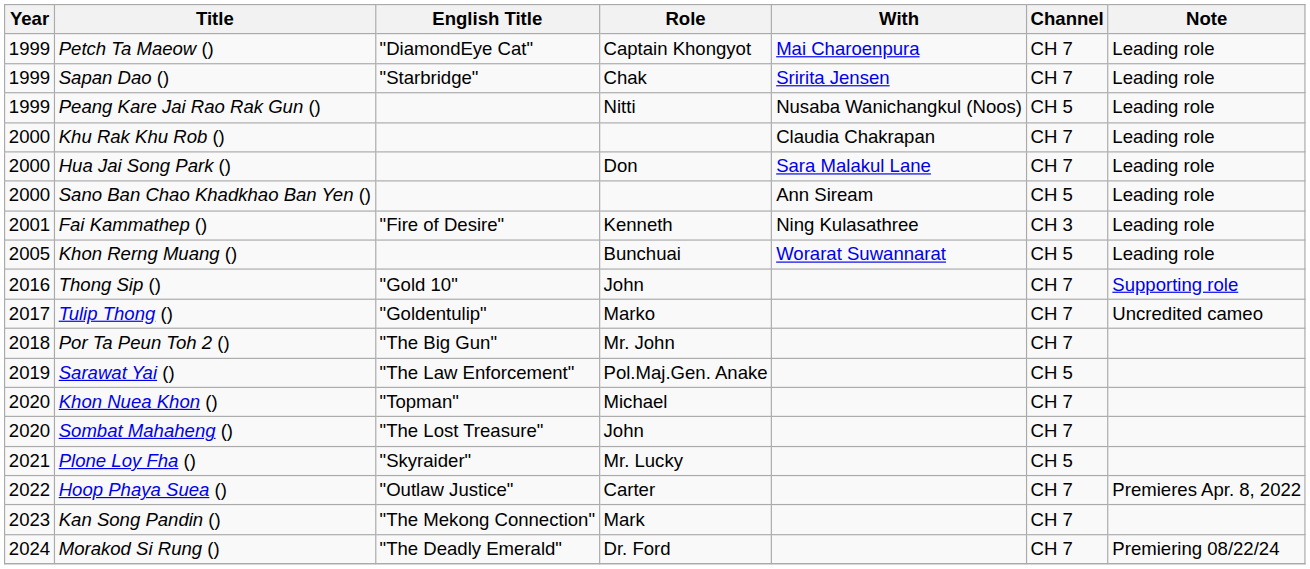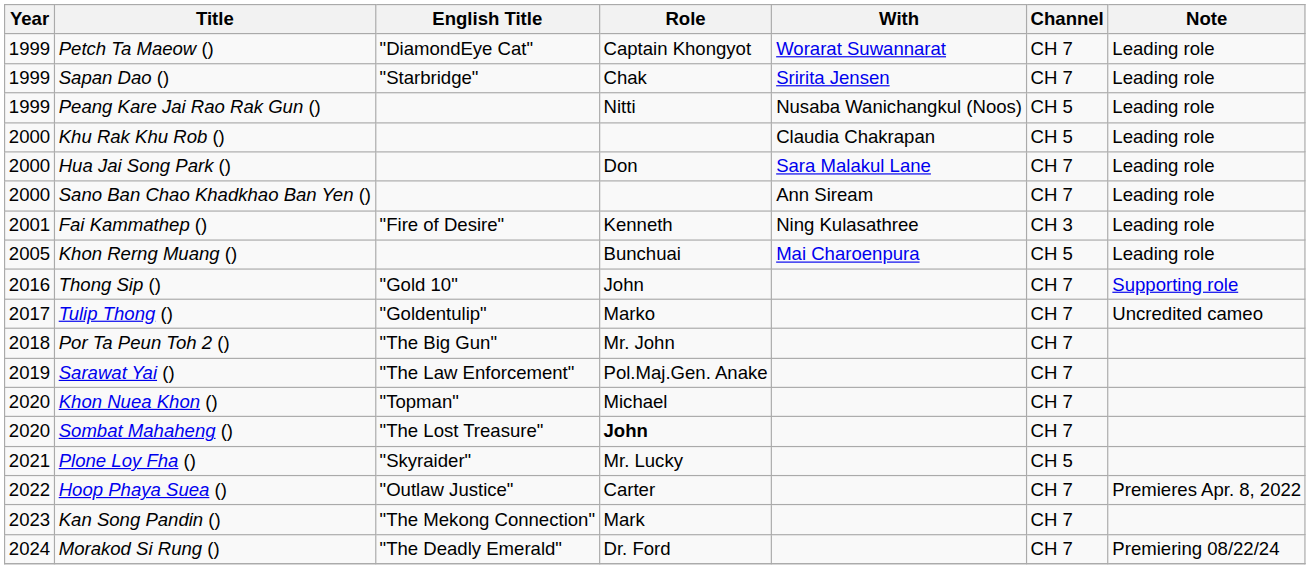(848, 48) Mai Charoenpura -> (861, 48) Worarat Suwannarat
(1052, 136) CH 7 -> (1052, 136) CH 5
(1052, 195) CH 5 -> (1052, 195) CH 7
(861, 254) Worarat Suwannarat -> (848, 254) Mai Charoenpura
(1052, 372) CH 5 -> (1052, 372) CH 7
(624, 431) normal -> (626, 431) bold
